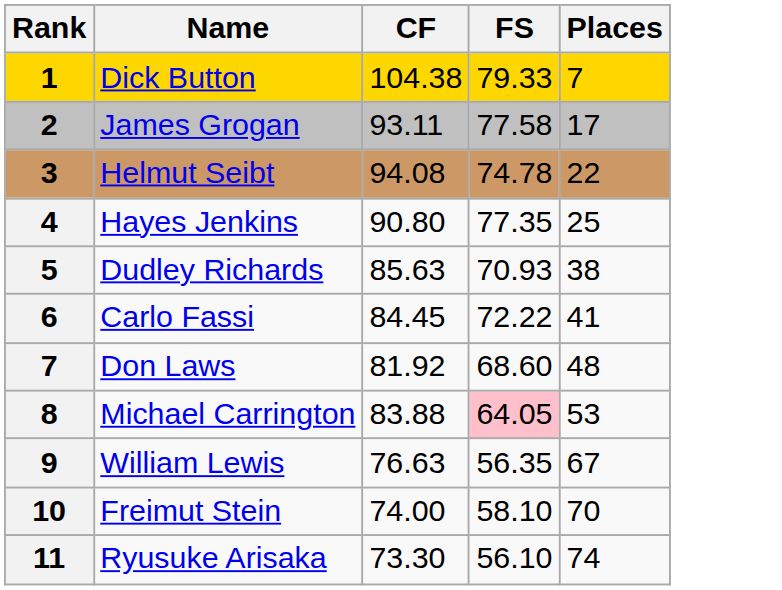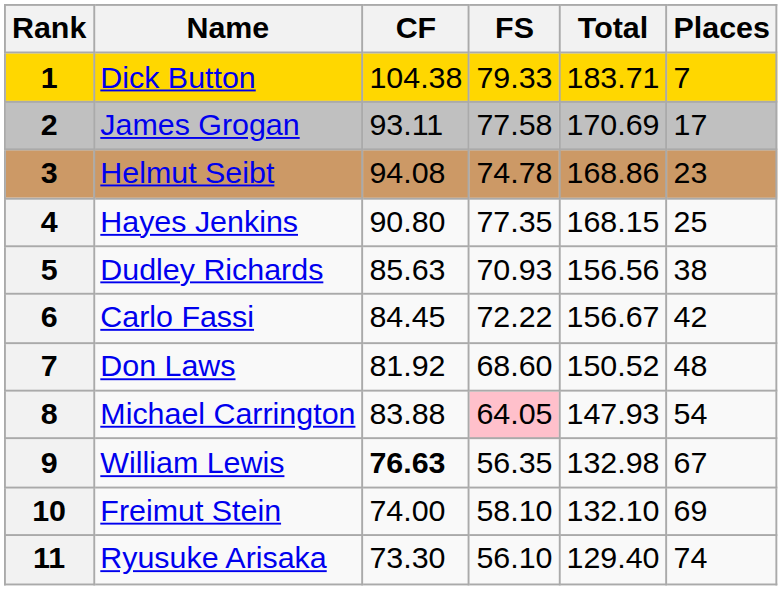+ column: (613, 28)
(583, 173) 22 -> (690, 173) 23
(583, 317) 41 -> (690, 317) 42
(583, 414) 53 -> (690, 414) 54
(407, 462) normal -> (407, 462) bold
(583, 510) 70 -> (690, 510) 69
